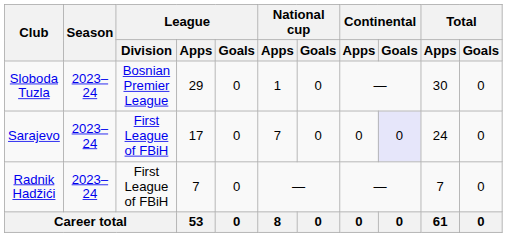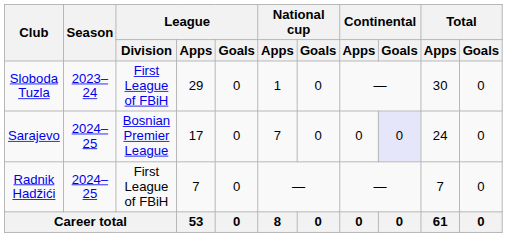(146, 86) Bosnian Premier League -> (146, 86) First League of FBiH
(90, 136) 2023–24 -> (90, 136) 2024–25
(146, 136) First League of FBiH -> (146, 136) Bosnian Premier League
(90, 186) 2023–24 -> (90, 186) 2024–25
